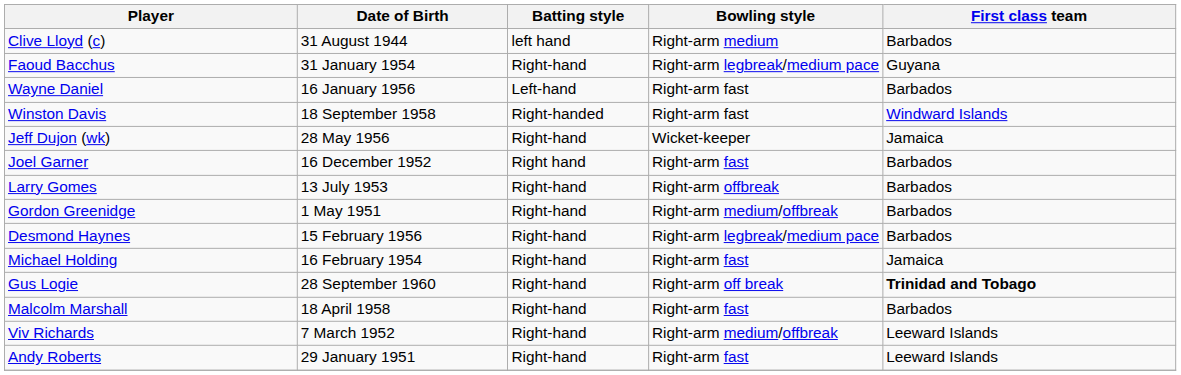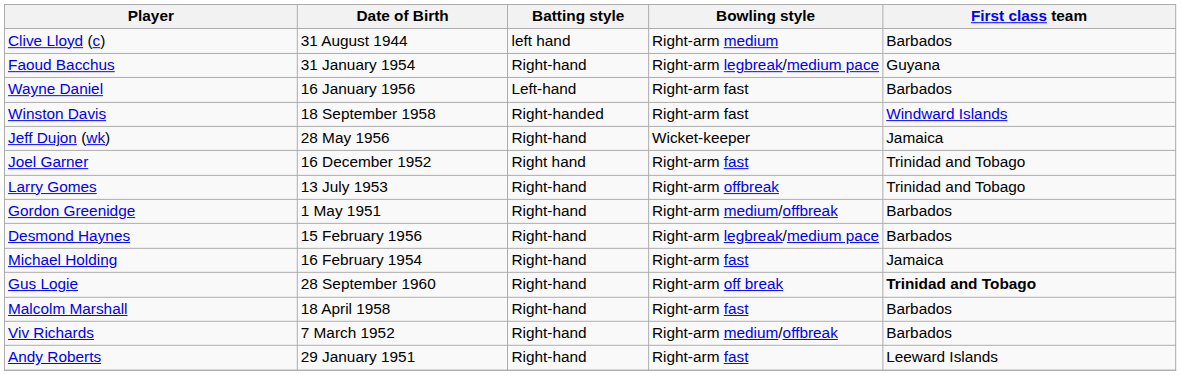(919, 162) Barbados -> (956, 162) Trinidad and Tobago
(919, 187) Barbados -> (956, 187) Trinidad and Tobago
(942, 333) Leeward Islands -> (919, 333) Barbados
